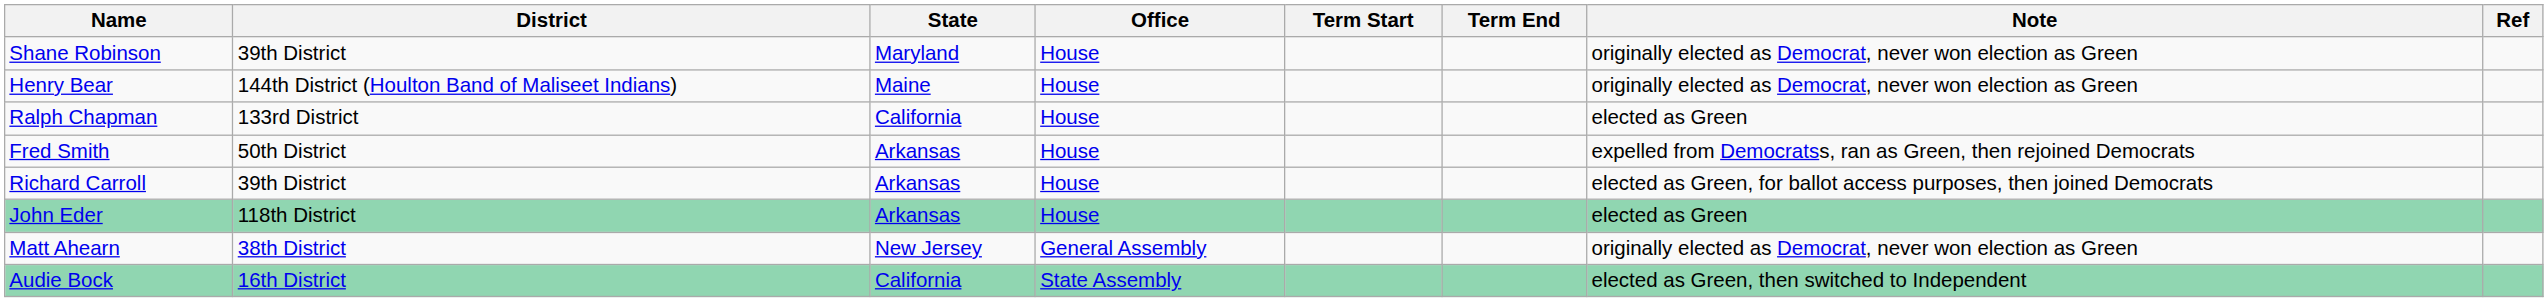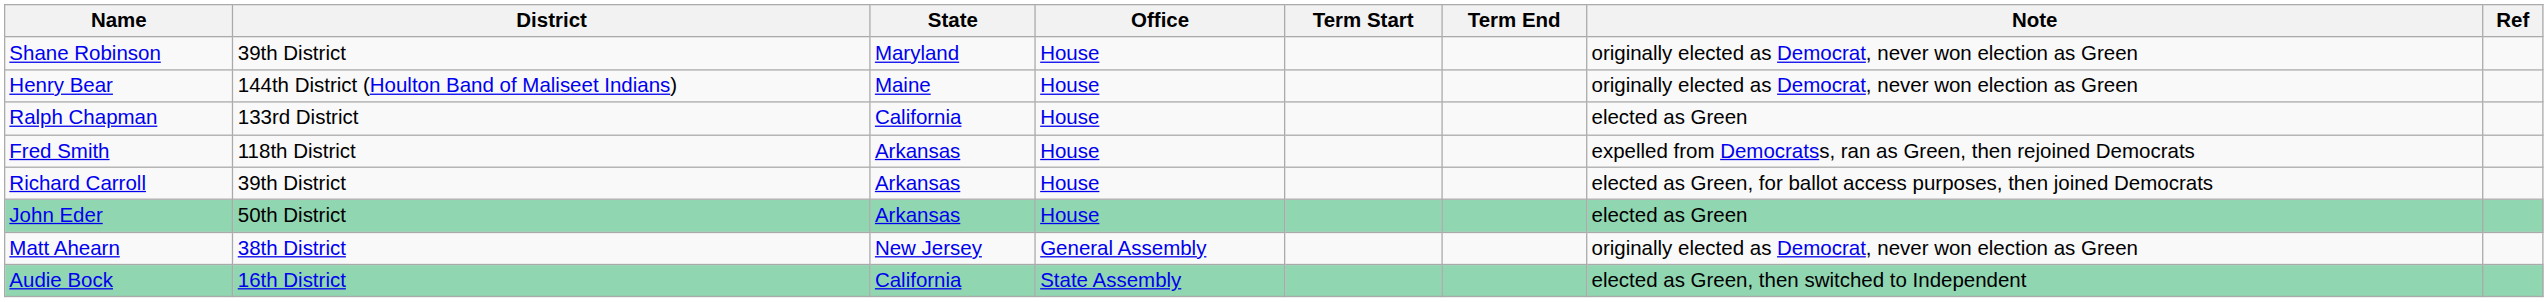(292, 150) 50th District -> (297, 150) 118th District
(297, 215) 118th District -> (292, 215) 50th District
